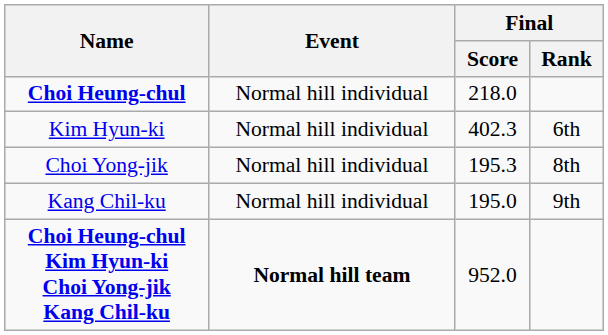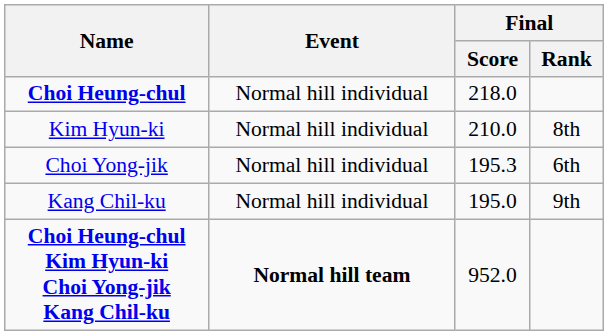(492, 129) 402.3 -> (492, 129) 210.0
(566, 129) 6th -> (566, 129) 8th
(566, 165) 8th -> (566, 165) 6th
